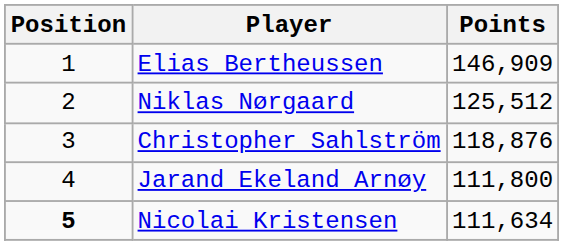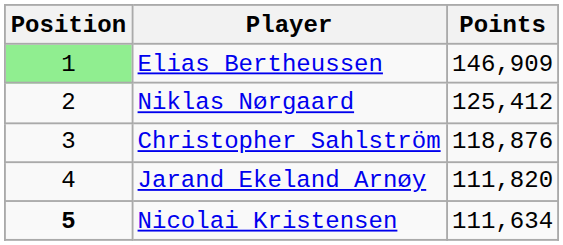(68, 64) no background -> (68, 64) lightgreen background
(503, 103) 125,512 -> (503, 103) 125,412
(503, 181) 111,800 -> (503, 181) 111,820
